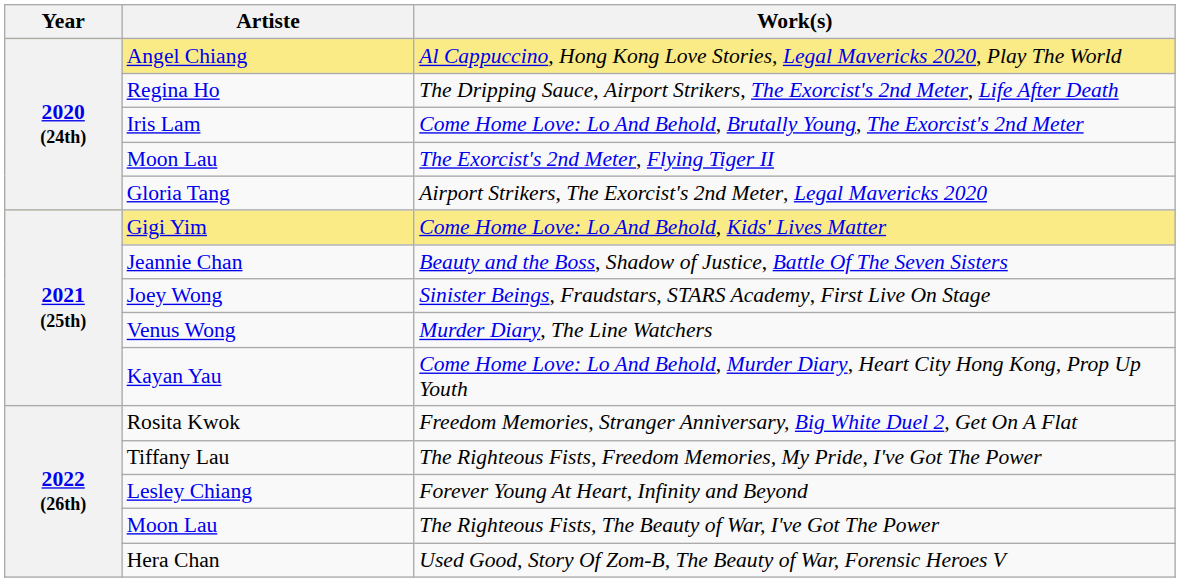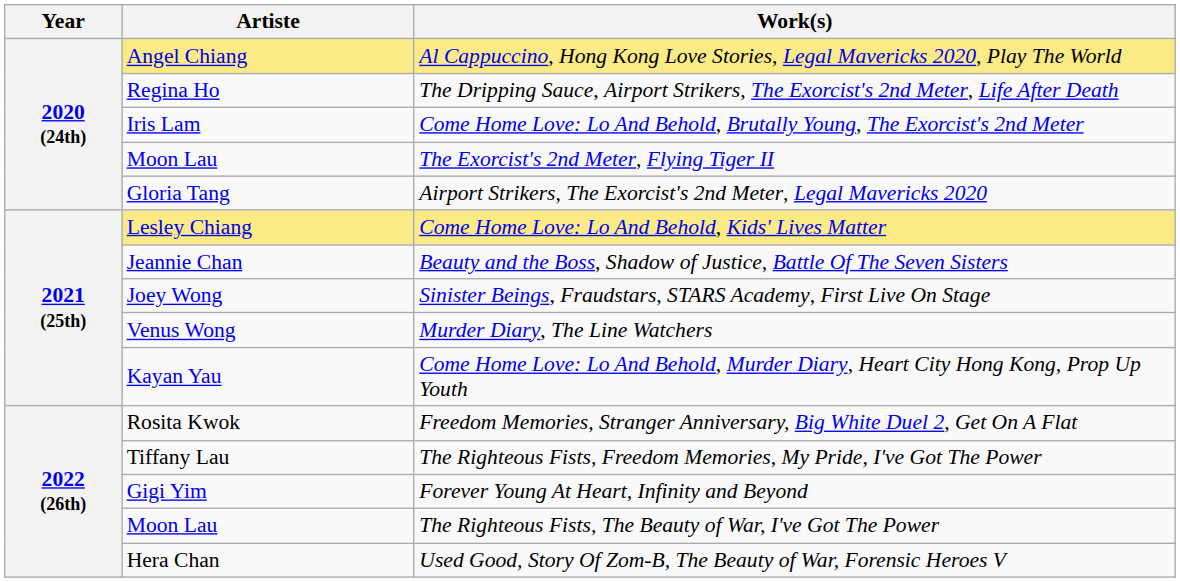(167, 227) Gigi Yim -> (189, 227) Lesley Chiang
(189, 491) Lesley Chiang -> (167, 491) Gigi Yim
